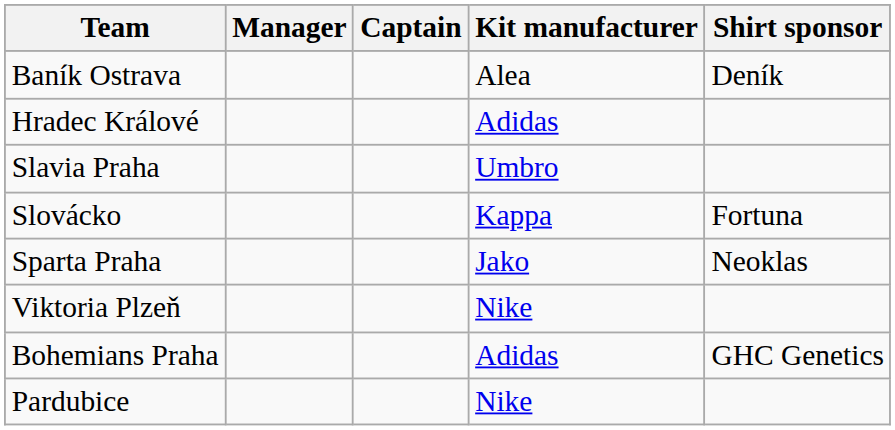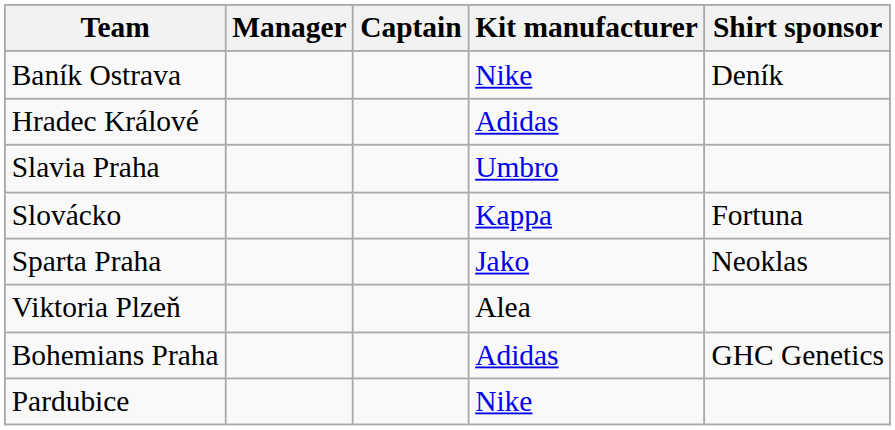(503, 74) Alea -> (504, 74) Nike
(504, 307) Nike -> (503, 307) Alea
